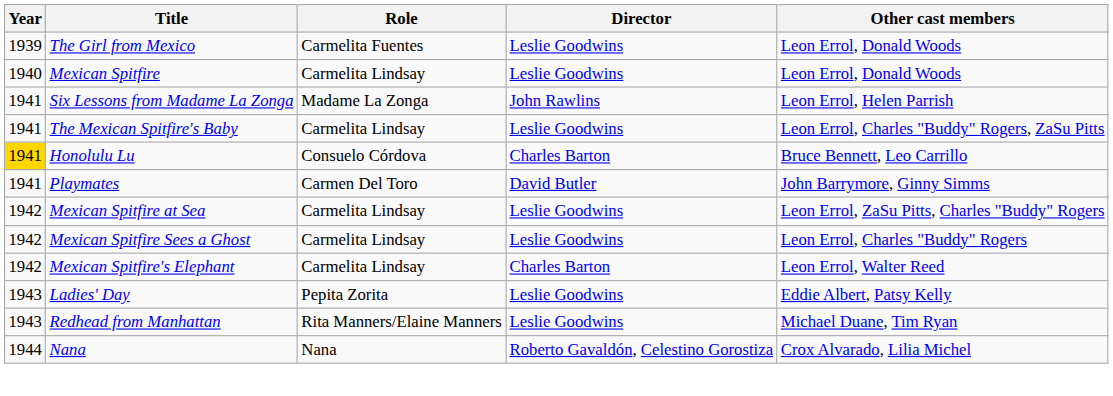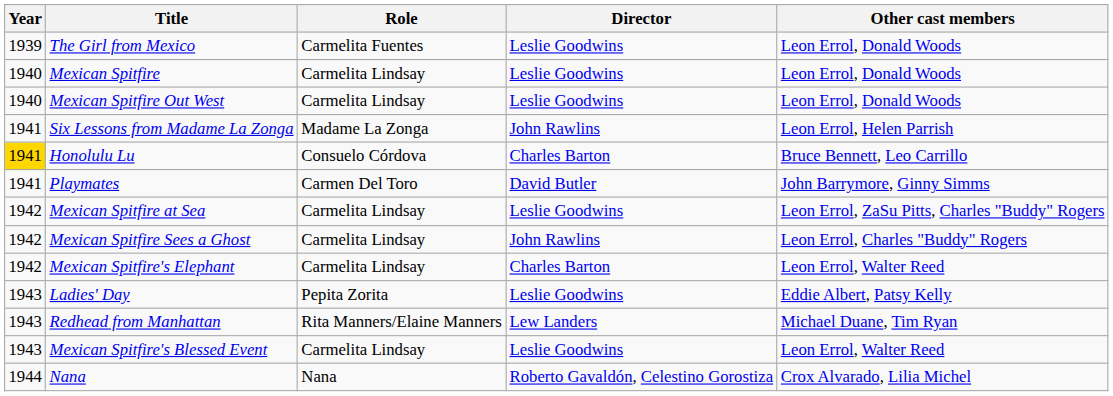+ row: (137, 101)
- row: (144, 128)
(566, 239) Leslie Goodwins -> (555, 239) John Rawlins
(566, 321) Leslie Goodwins -> (553, 321) Lew Landers
+ row: (158, 349)
